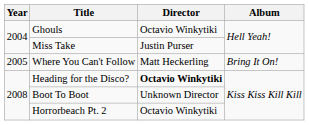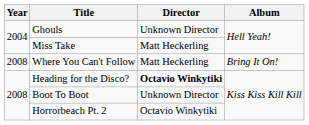(179, 29) Octavio Winkytiki -> (179, 29) Unknown Director
(167, 45) Justin Purser -> (174, 45) Matt Heckerling
(17, 62) 2005 -> (17, 62) 2008
